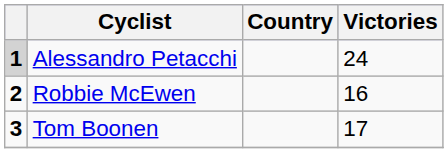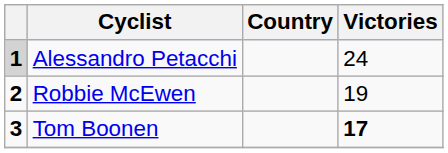(356, 93) 16 -> (356, 93) 19
(356, 128) normal -> (356, 128) bold
